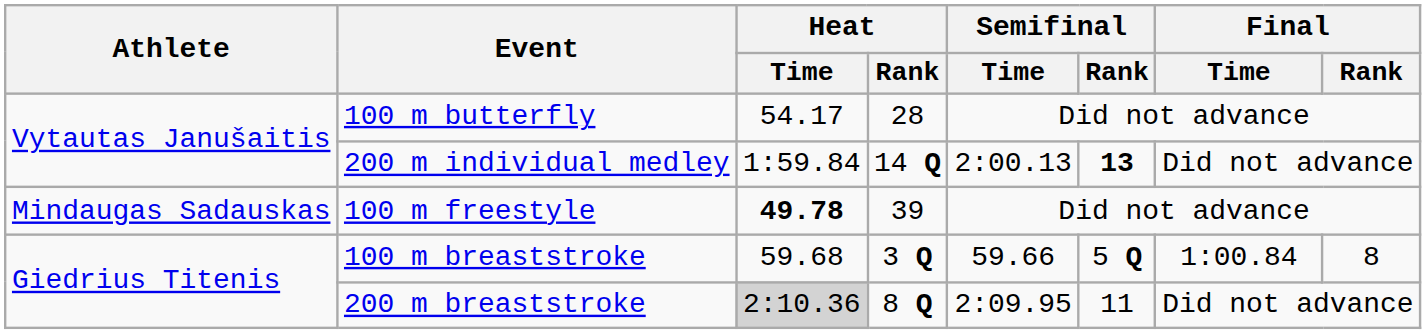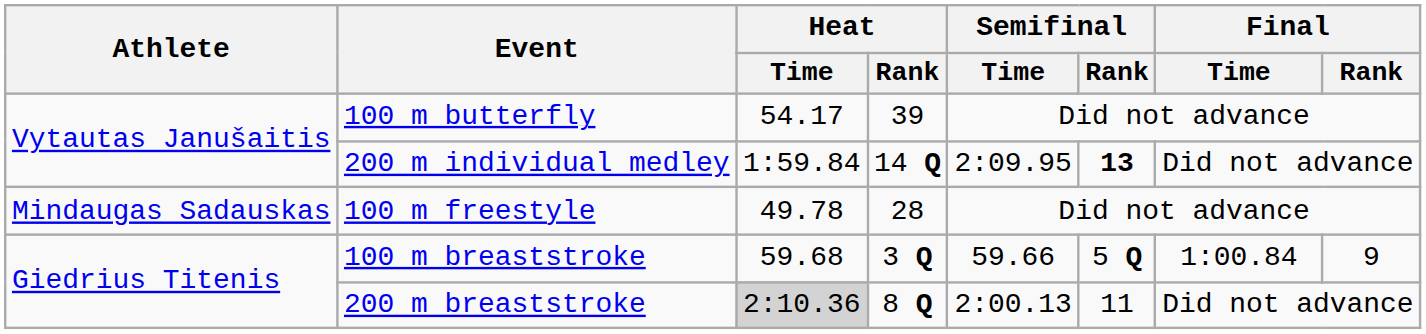(907, 117) 28 -> (907, 117) 39
(1013, 164) 2:00.13 -> (1013, 164) 2:09.95
(802, 211) bold -> (802, 211) normal
(907, 211) 39 -> (907, 211) 28
(1371, 258) 8 -> (1371, 258) 9
(1013, 305) 2:09.95 -> (1013, 305) 2:00.13
